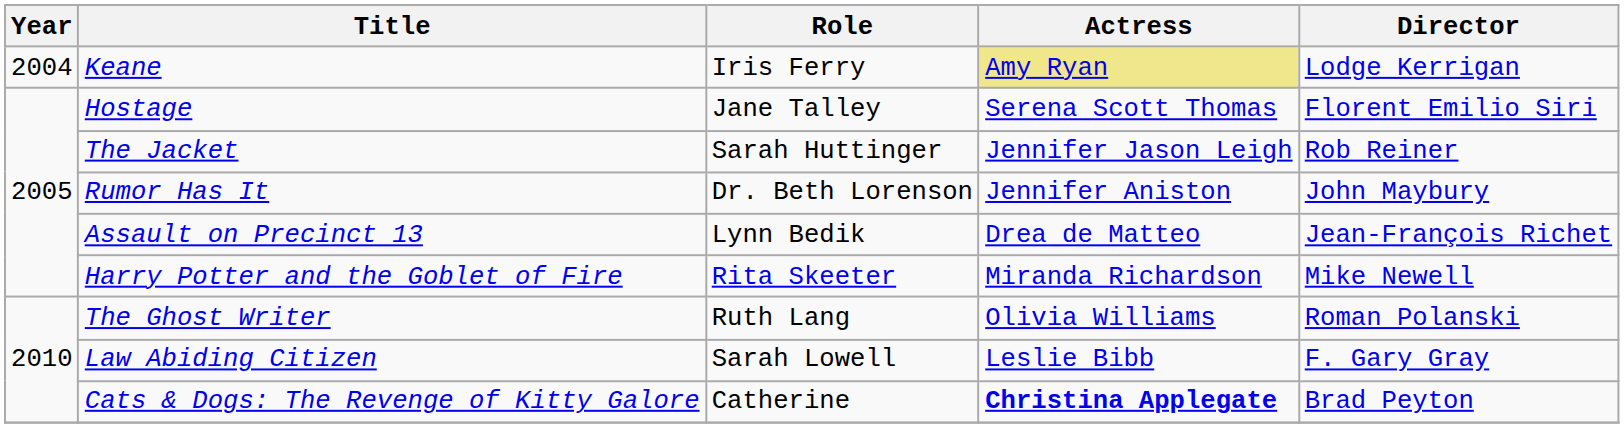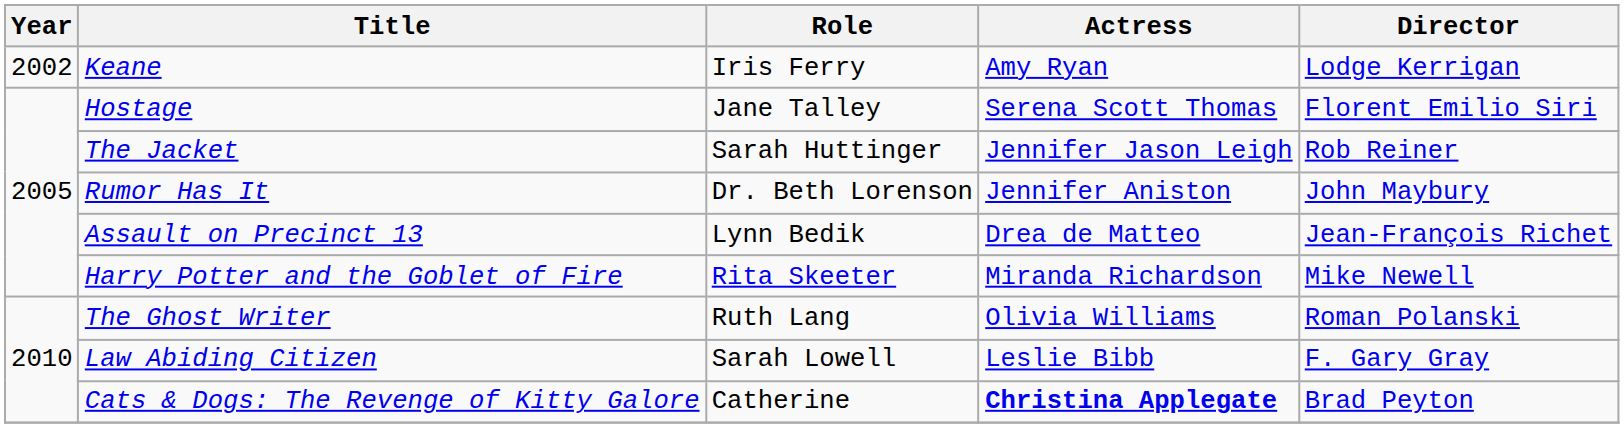(42, 68) 2004 -> (42, 68) 2002
(1047, 68) khaki background -> (1047, 68) no background
